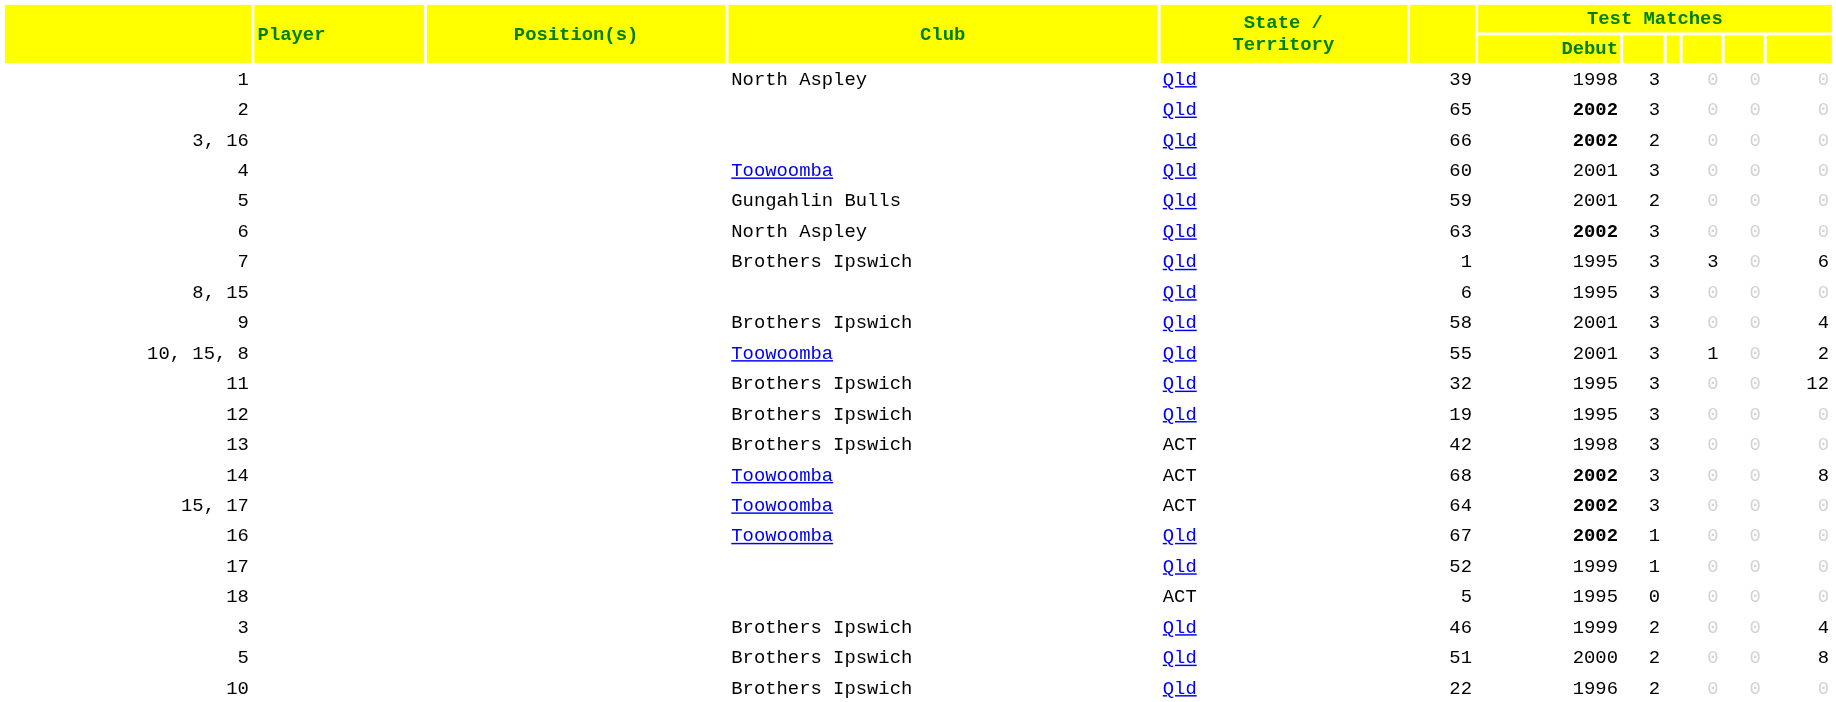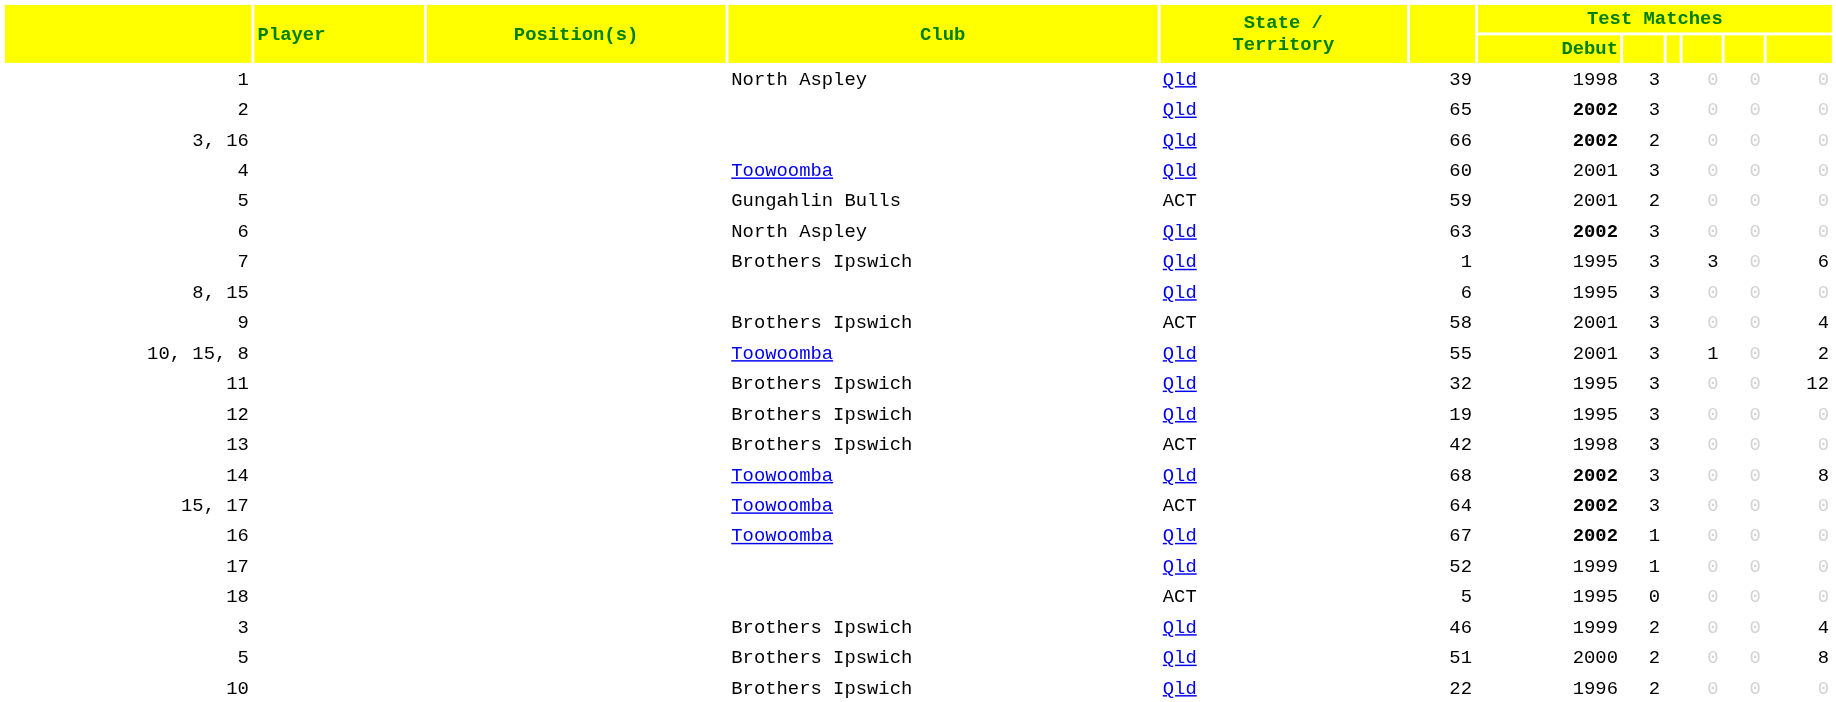(1180, 201) Qld -> (1180, 201) ACT
(1180, 323) Qld -> (1180, 323) ACT
(1180, 475) ACT -> (1180, 475) Qld
